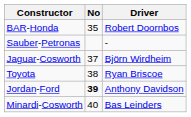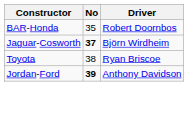- row: (43, 43)
(93, 58) normal -> (91, 43) bold
- row: (45, 105)
